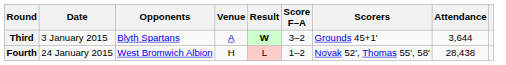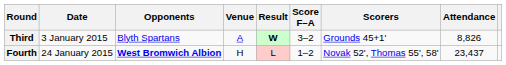(460, 38) 3,644 -> (469, 38) 8,826
(165, 53) normal -> (169, 53) bold
(460, 53) 28,438 -> (469, 53) 23,437
